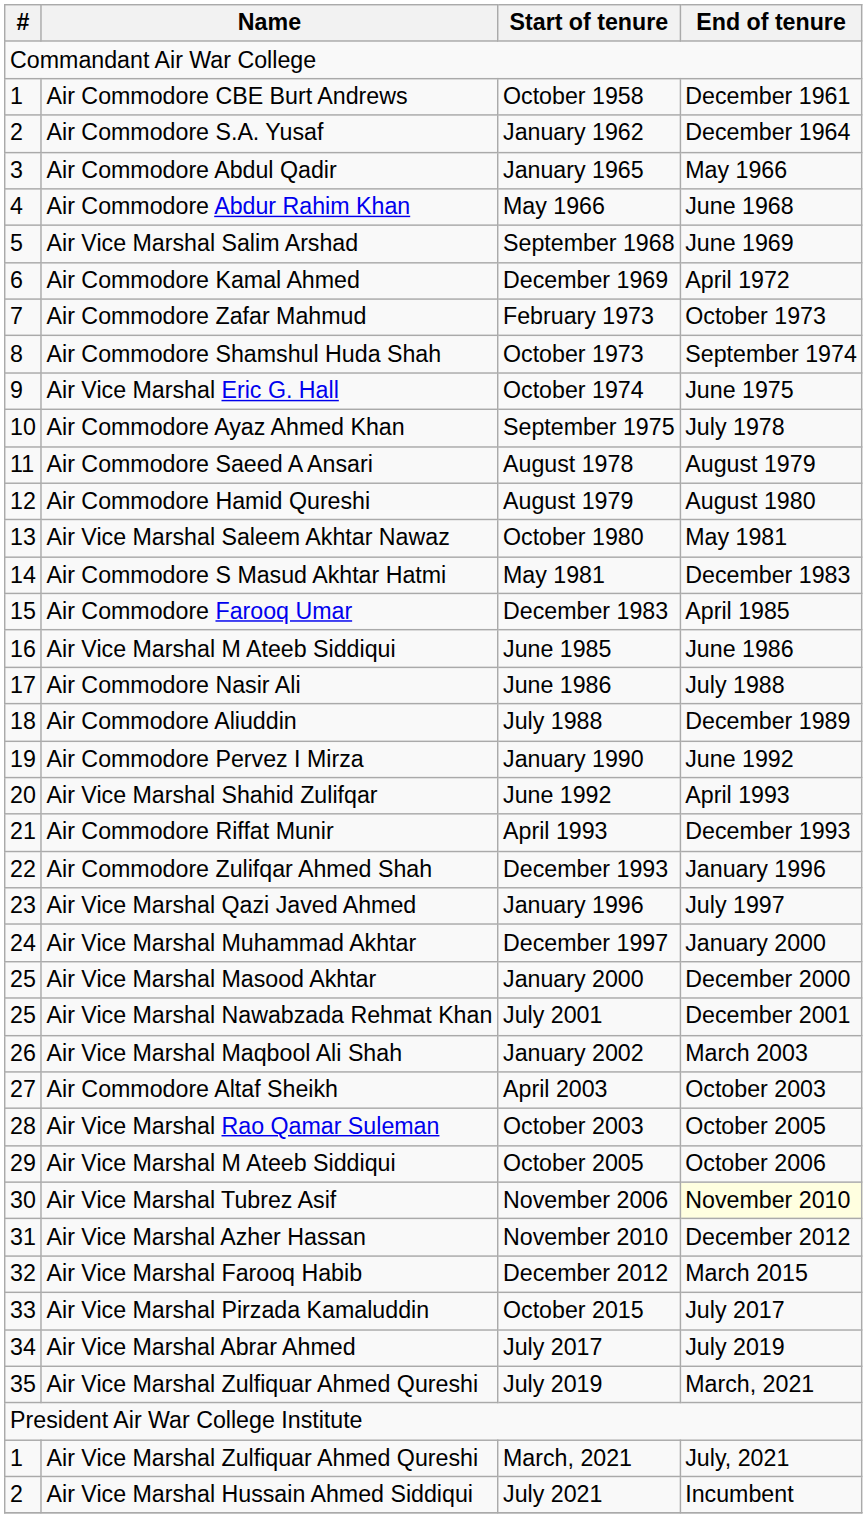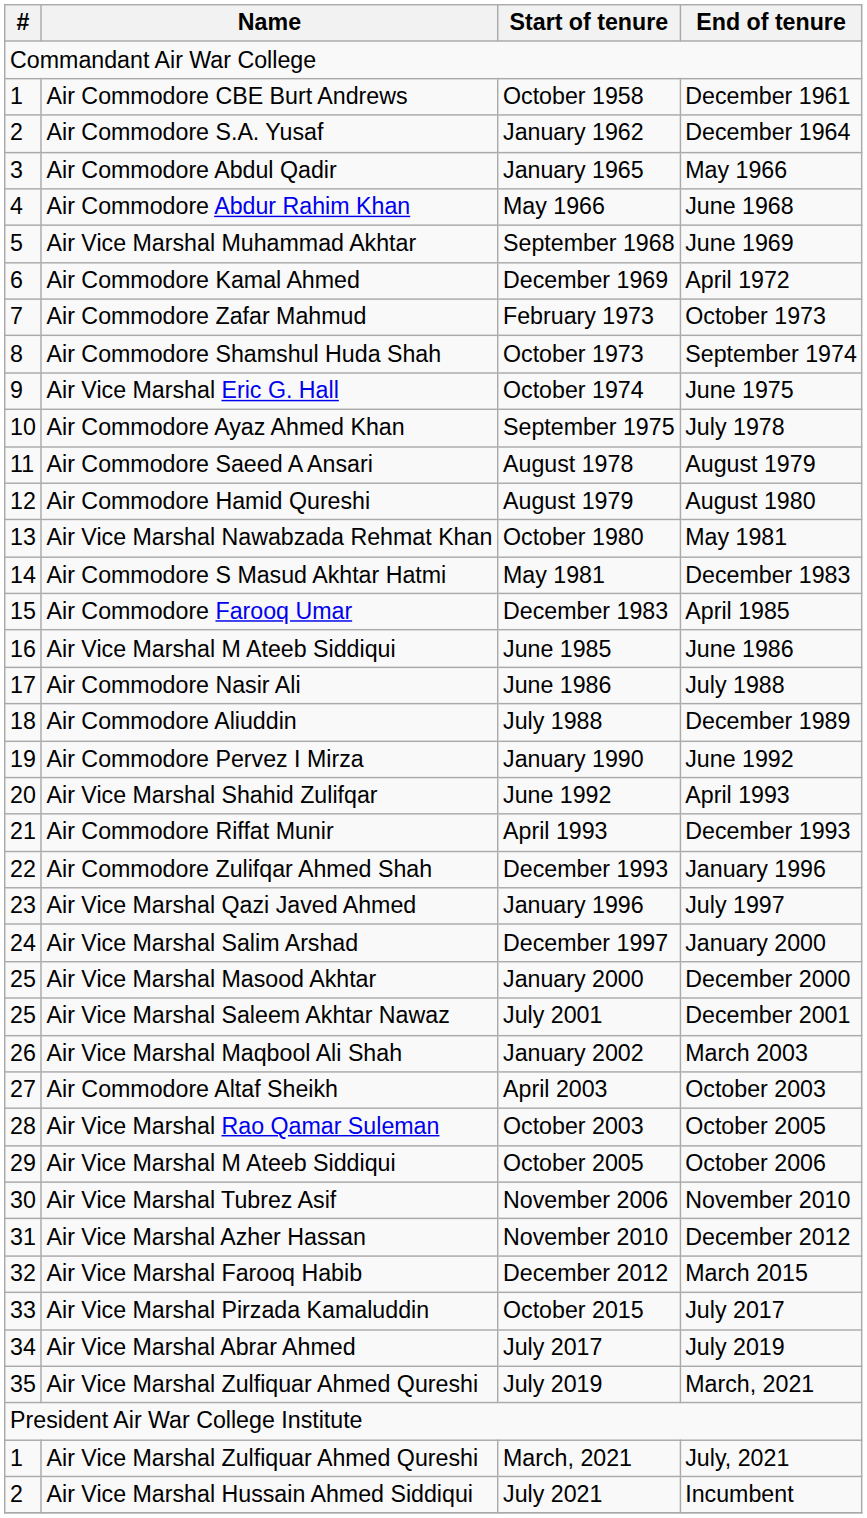(202, 243) Air Vice Marshal Salim Arshad -> (231, 243) Air Vice Marshal Muhammad Akhtar
(248, 538) Air Vice Marshal Saleem Akhtar Nawaz -> (269, 538) Air Vice Marshal Nawabzada Rehmat Khan
(231, 942) Air Vice Marshal Muhammad Akhtar -> (202, 942) Air Vice Marshal Salim Arshad
(269, 1016) Air Vice Marshal Nawabzada Rehmat Khan -> (248, 1016) Air Vice Marshal Saleem Akhtar Nawaz
(768, 1200) lightyellow background -> (768, 1200) no background
